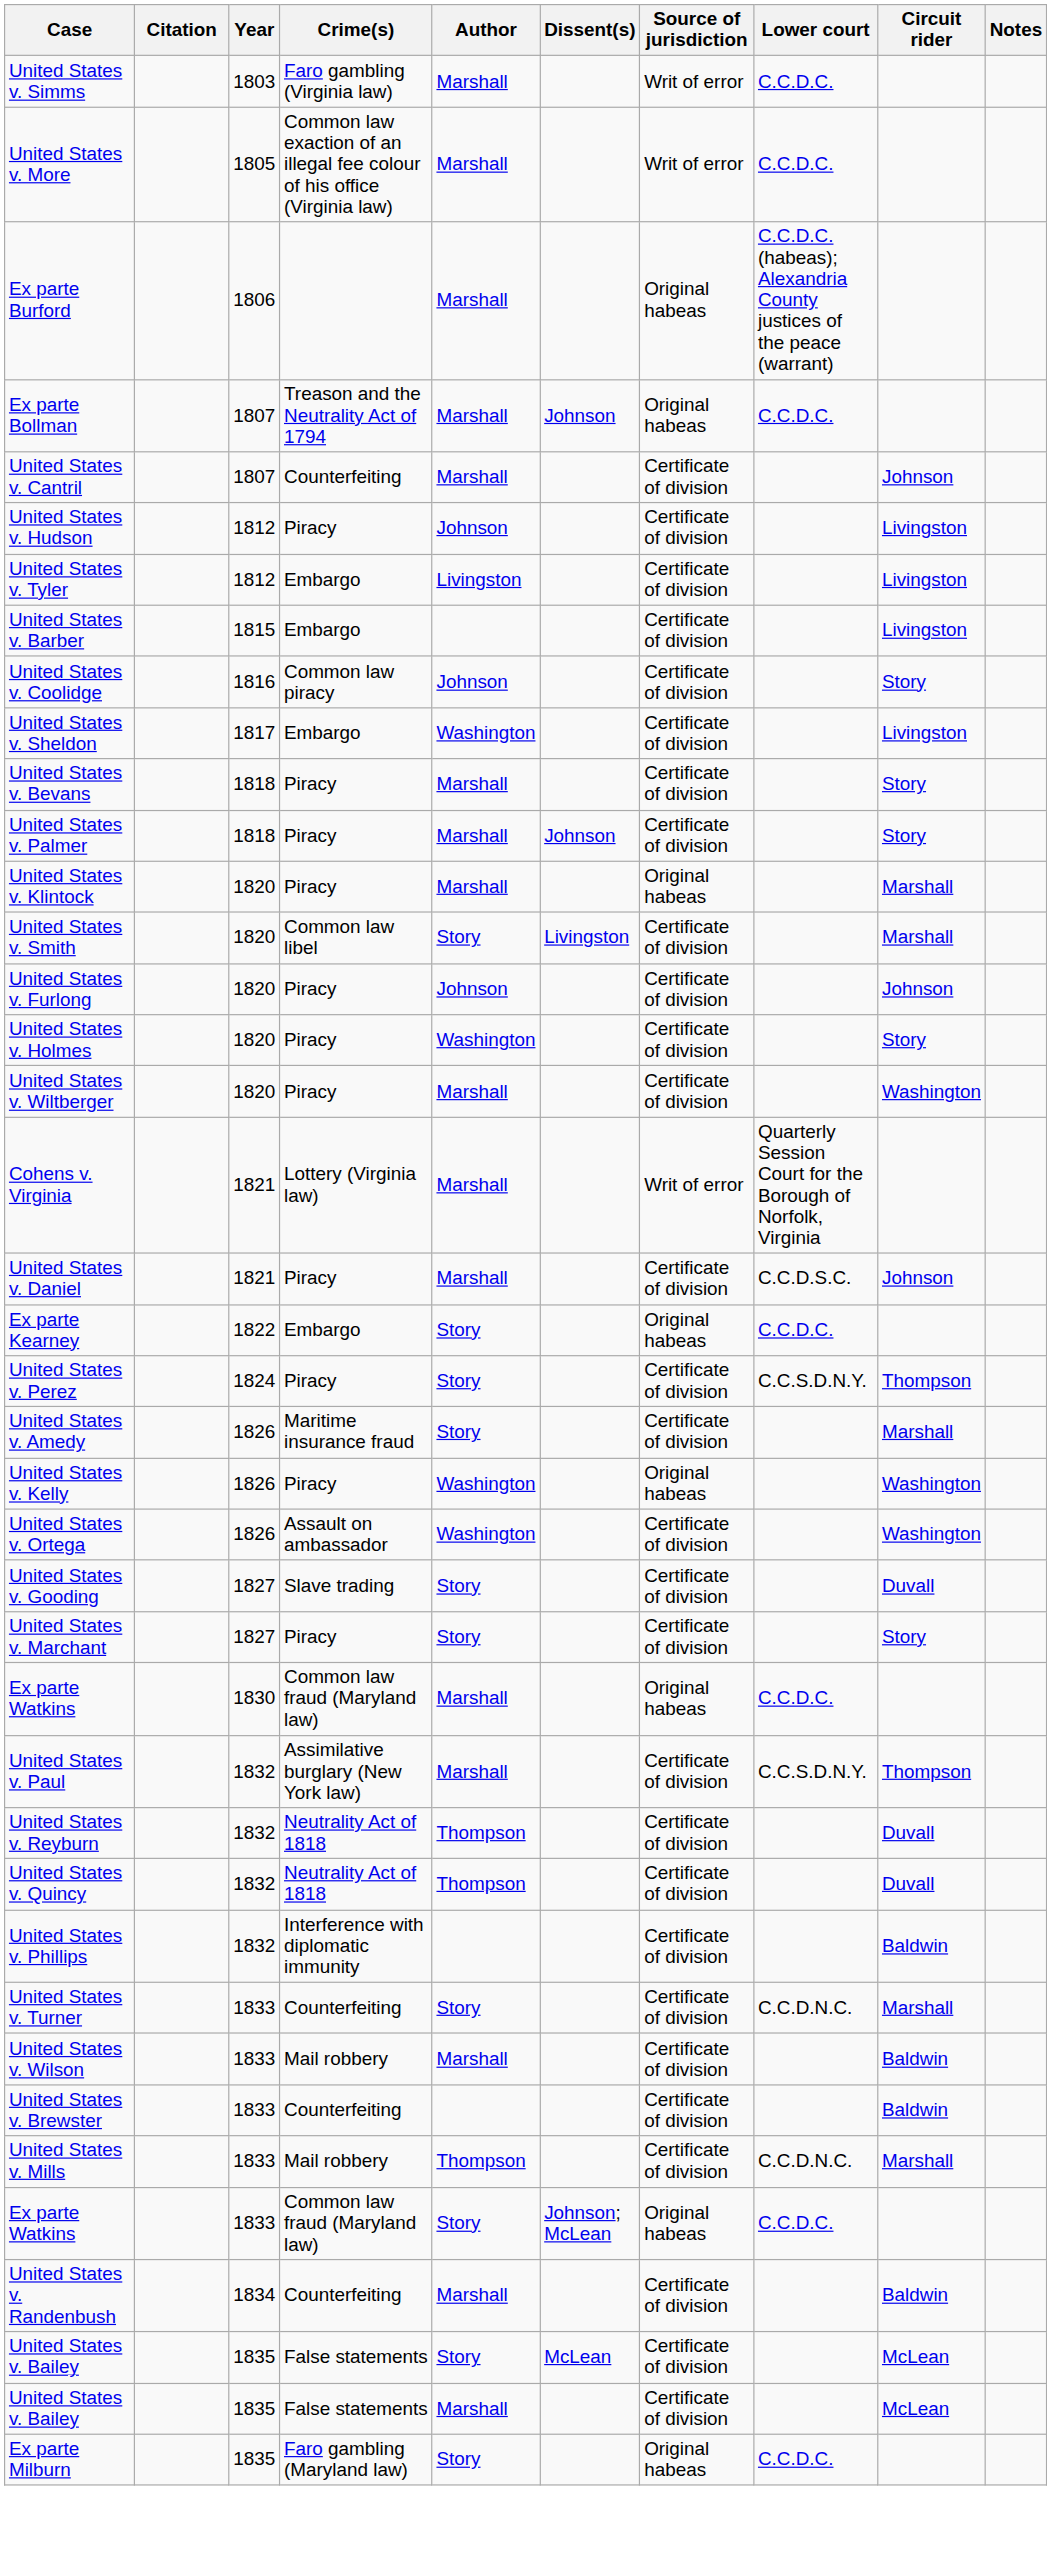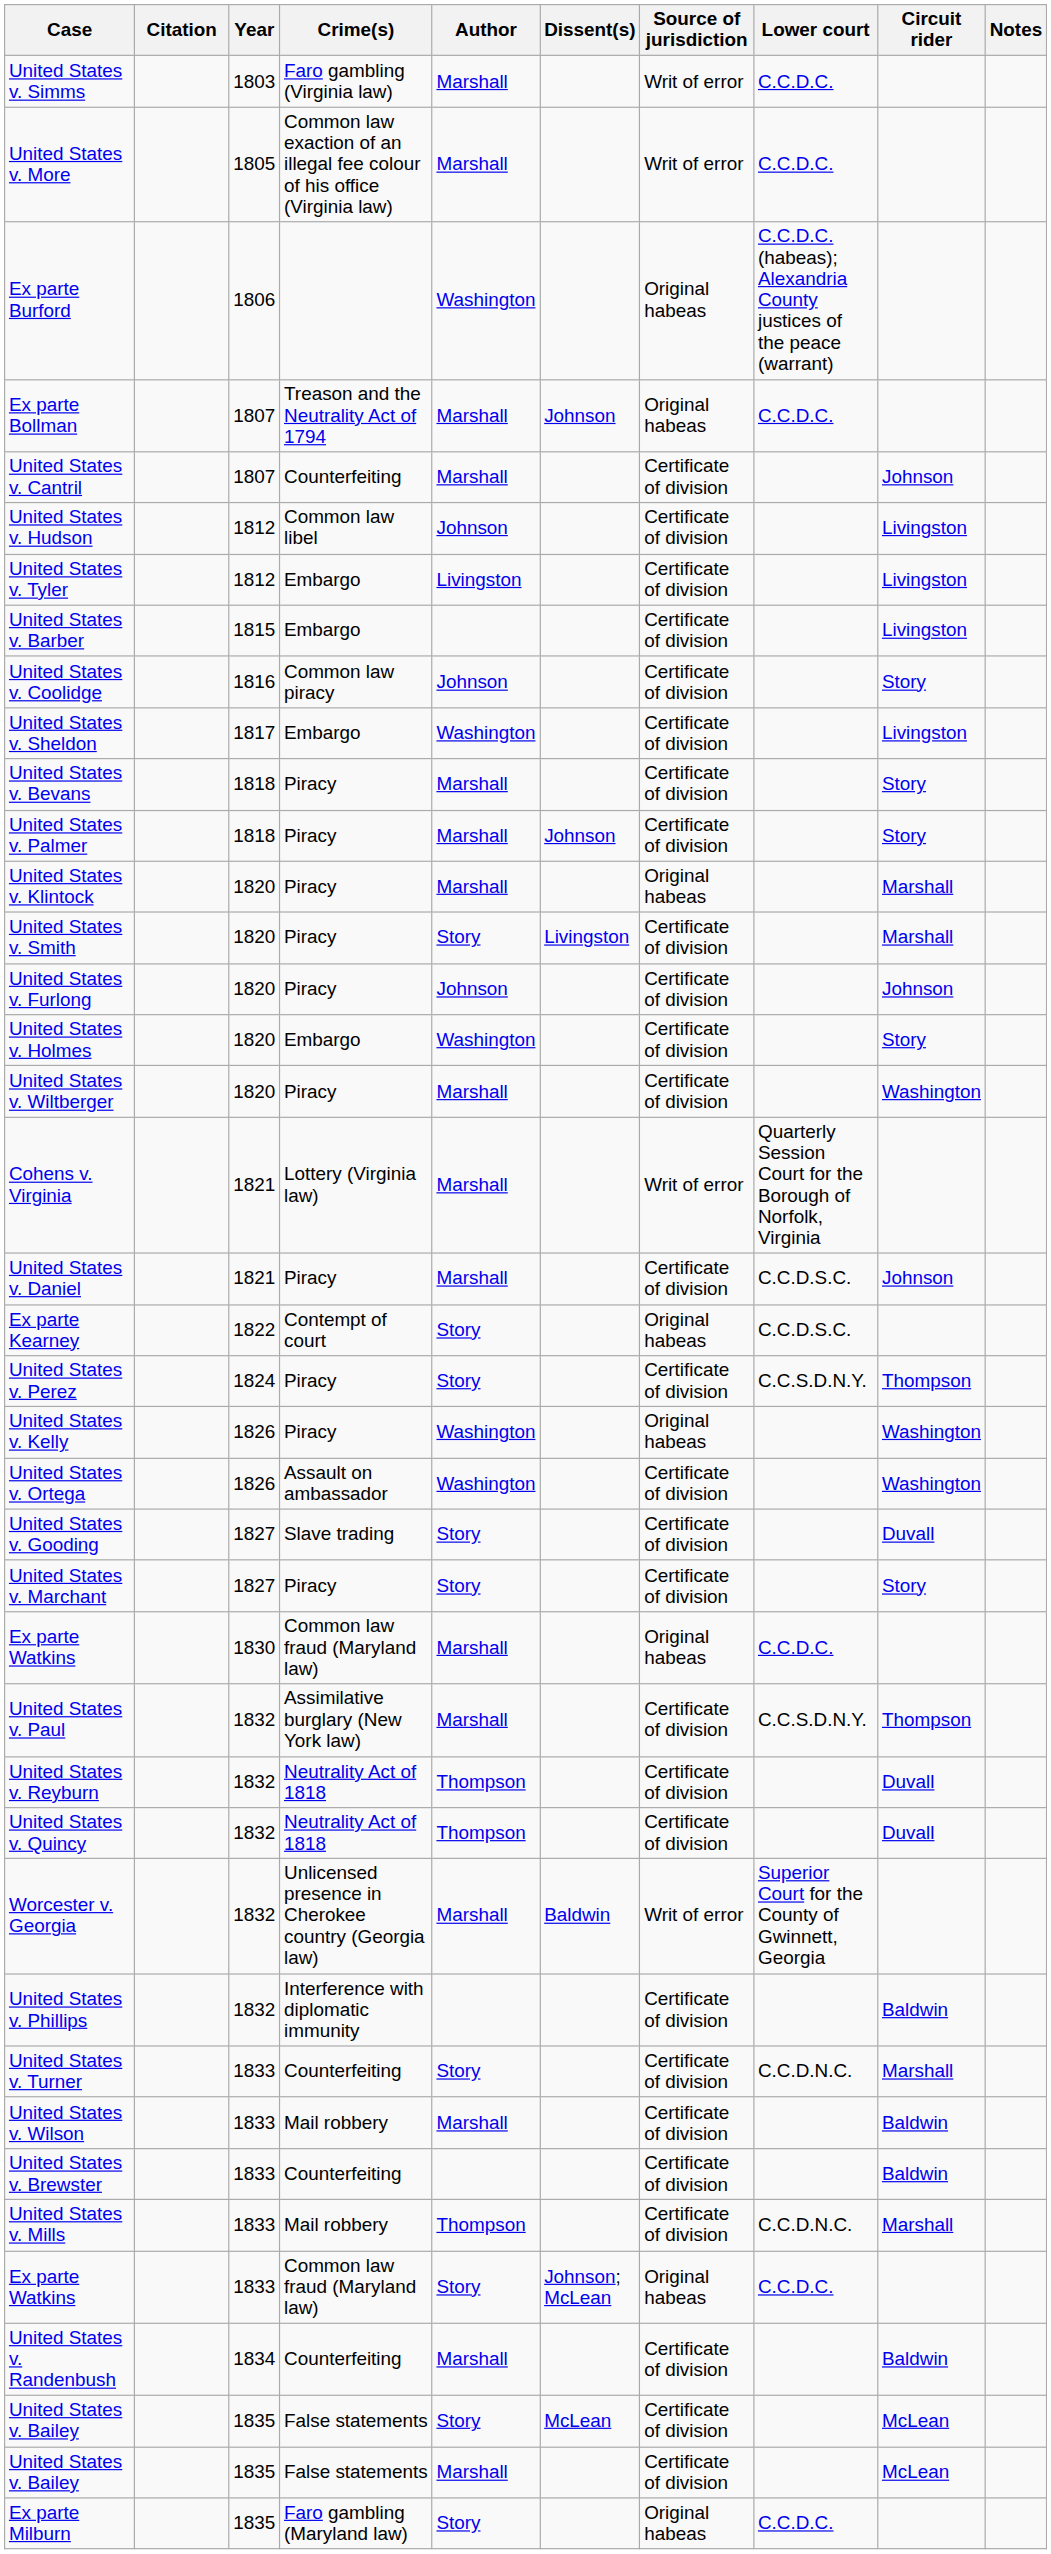(472, 300) Marshall -> (486, 300) Washington
(310, 528) Piracy -> (339, 528) Common law libel
(339, 937) Common law libel -> (310, 937) Piracy
(310, 1040) Piracy -> (322, 1040) Embargo
(322, 1329) Embargo -> (335, 1329) Contempt of court
(796, 1329) C.C.D.C. -> (805, 1329) C.C.D.S.C.
- row: (66, 1432)
+ row: (61, 1916)
